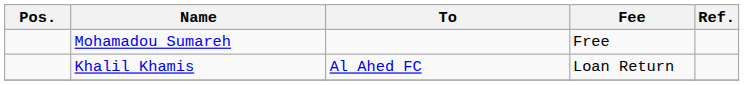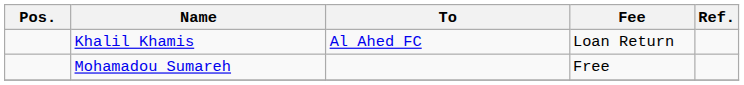rows swapped: (153, 42) <-> (134, 67)
